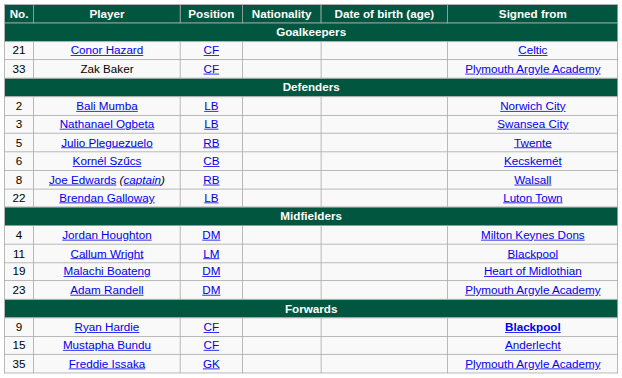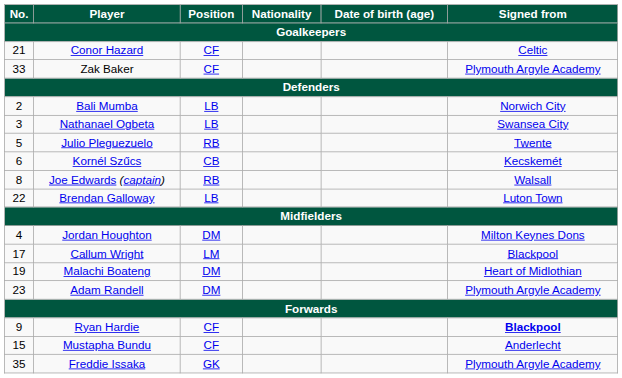(19, 254) 11 -> (19, 254) 17
